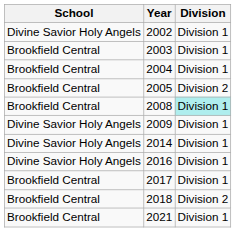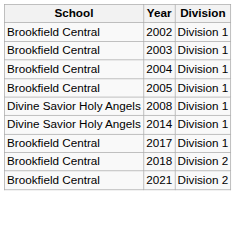(74, 32) Divine Savior Holy Angels -> (53, 32) Brookfield Central
(203, 87) Division 2 -> (203, 87) Division 1
(53, 106) Brookfield Central -> (74, 106) Divine Savior Holy Angels
(203, 106) paleturquoise background -> (203, 106) no background
- row: (159, 124)
- row: (159, 161)
(203, 217) Division 1 -> (203, 180) Division 2
